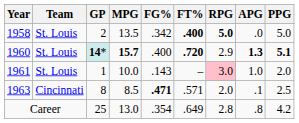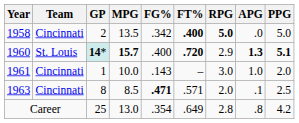(56, 33) St. Louis -> (60, 33) Cincinnati
(56, 71) St. Louis -> (60, 71) Cincinnati
(226, 71) pink background -> (226, 71) no background
